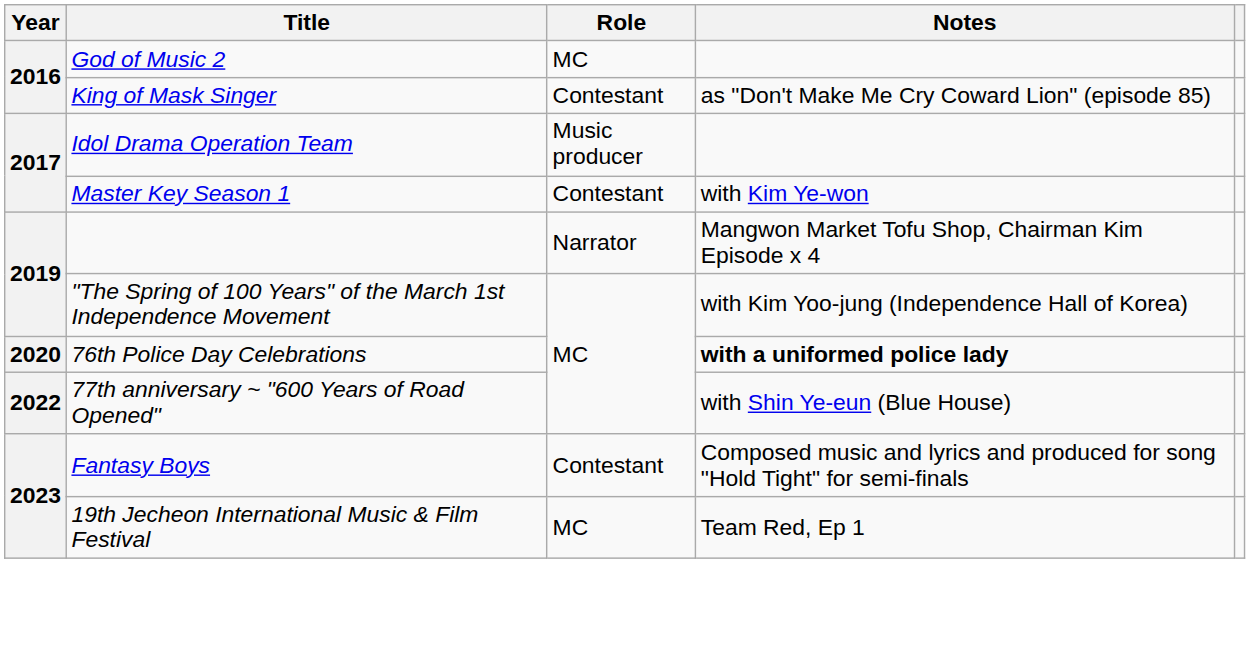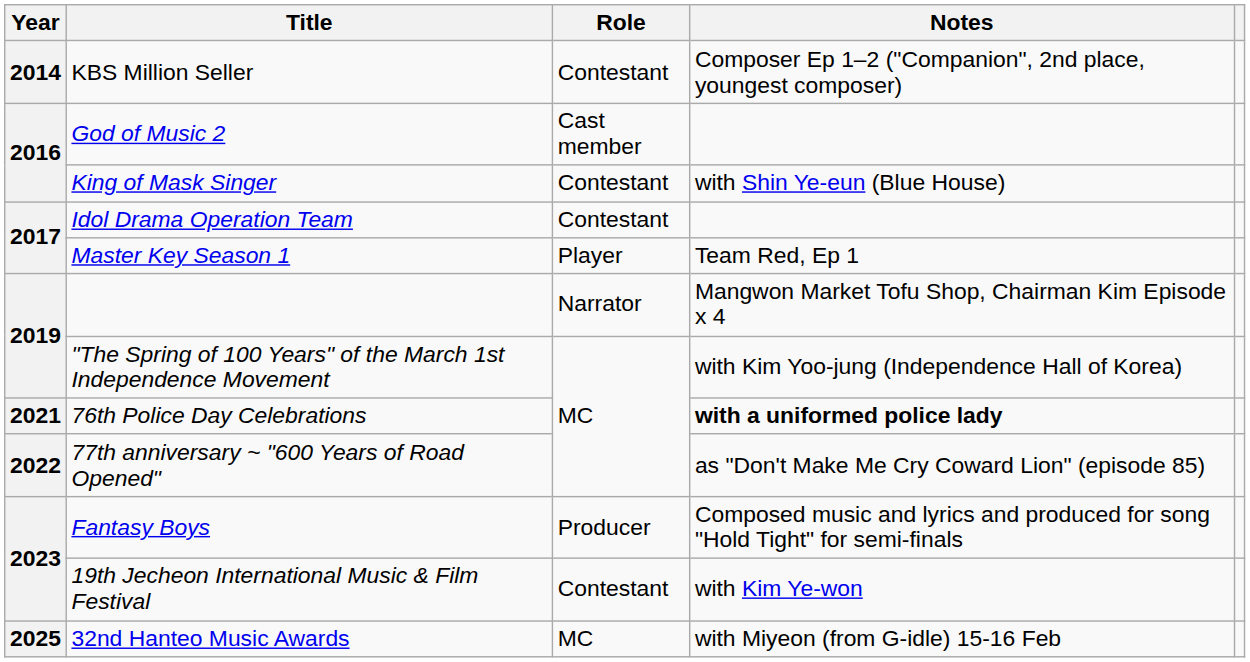+ row: (162, 71)
(570, 58) MC -> (600, 133) Cast member
(956, 95) as "Don't Make Me Cry Coward Lion" (episode 85) -> (850, 182) with Shin Ye-eun (Blue House)
(598, 144) Music producer -> (613, 219) Contestant
(608, 193) Contestant -> (590, 255) Player
(785, 193) with Kim Ye-won -> (777, 255) Team Red, Ep 1
(35, 353) 2020 -> (35, 415) 2021
(856, 403) with Shin Ye-eun (Blue House) -> (950, 465) as "Don't Make Me Cry Coward Lion" (episode 85)
(608, 465) Contestant -> (604, 527) Producer
(570, 527) MC -> (613, 589) Contestant
(783, 527) Team Red, Ep 1 -> (779, 589) with Kim Ye-won
+ row: (210, 638)
